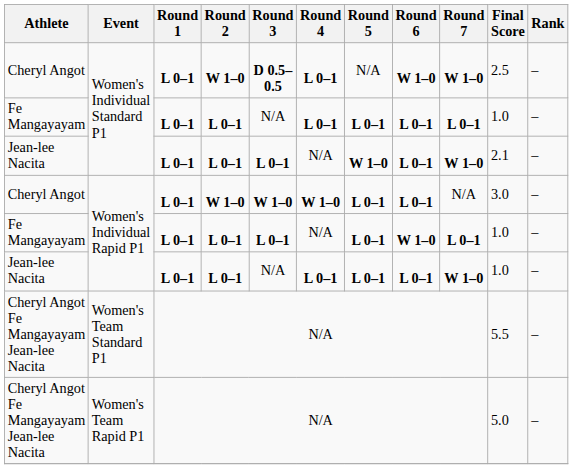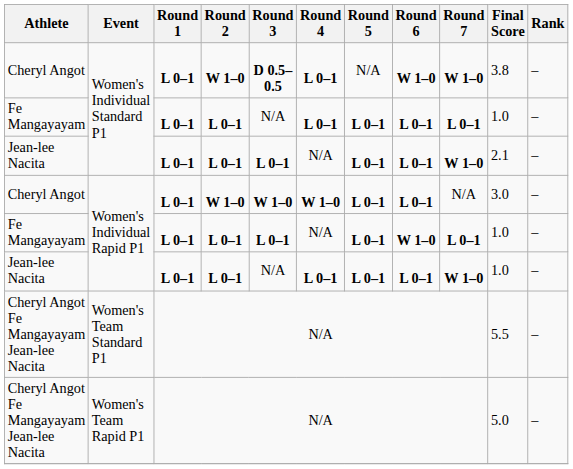(500, 70) 2.5 -> (500, 70) 3.8
(368, 163) W 1–0 -> (368, 163) L 0–1
